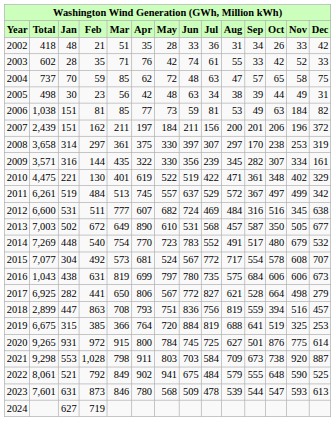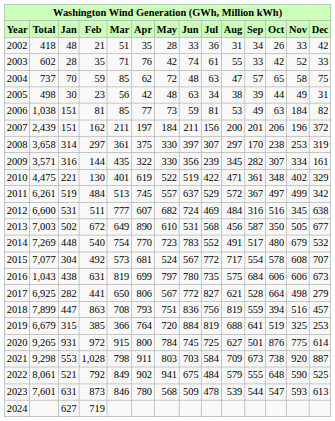(234, 227) 457 -> (234, 227) 456
(44, 309) 2,899 -> (44, 309) 7,899
(44, 326) 6,675 -> (44, 326) 6,679
